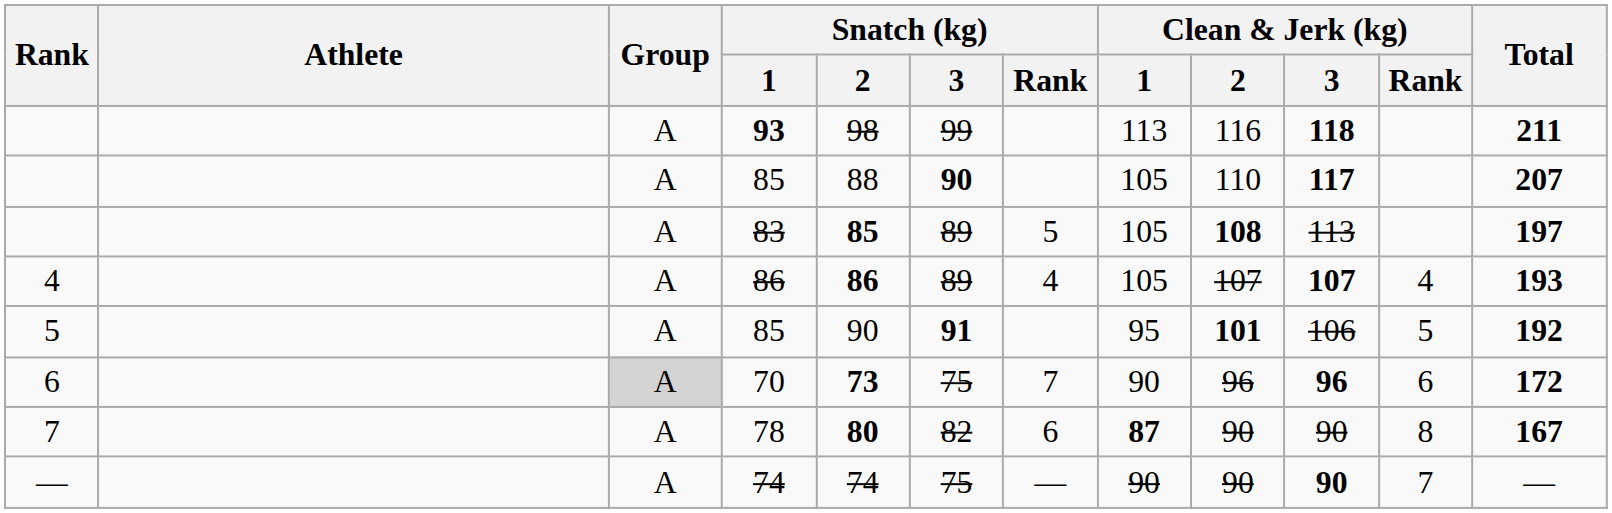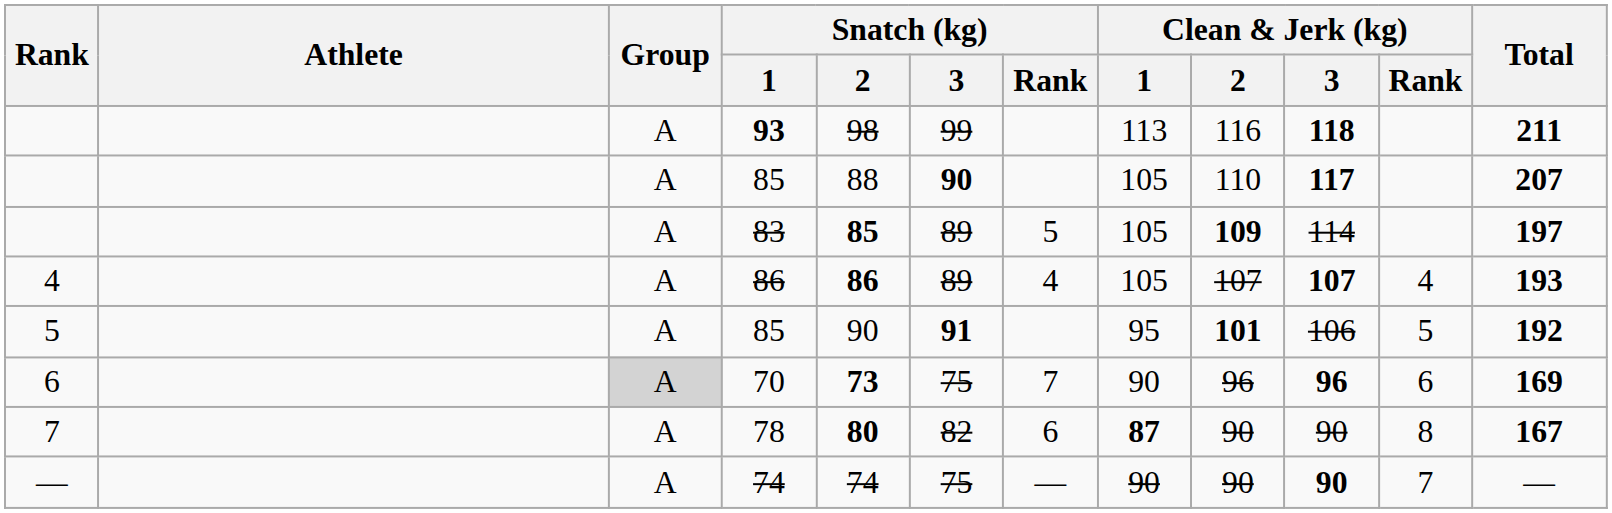(1238, 230) 108 -> (1238, 230) 109
(1332, 230) 113 -> (1332, 230) 114
(1539, 381) 172 -> (1539, 381) 169
